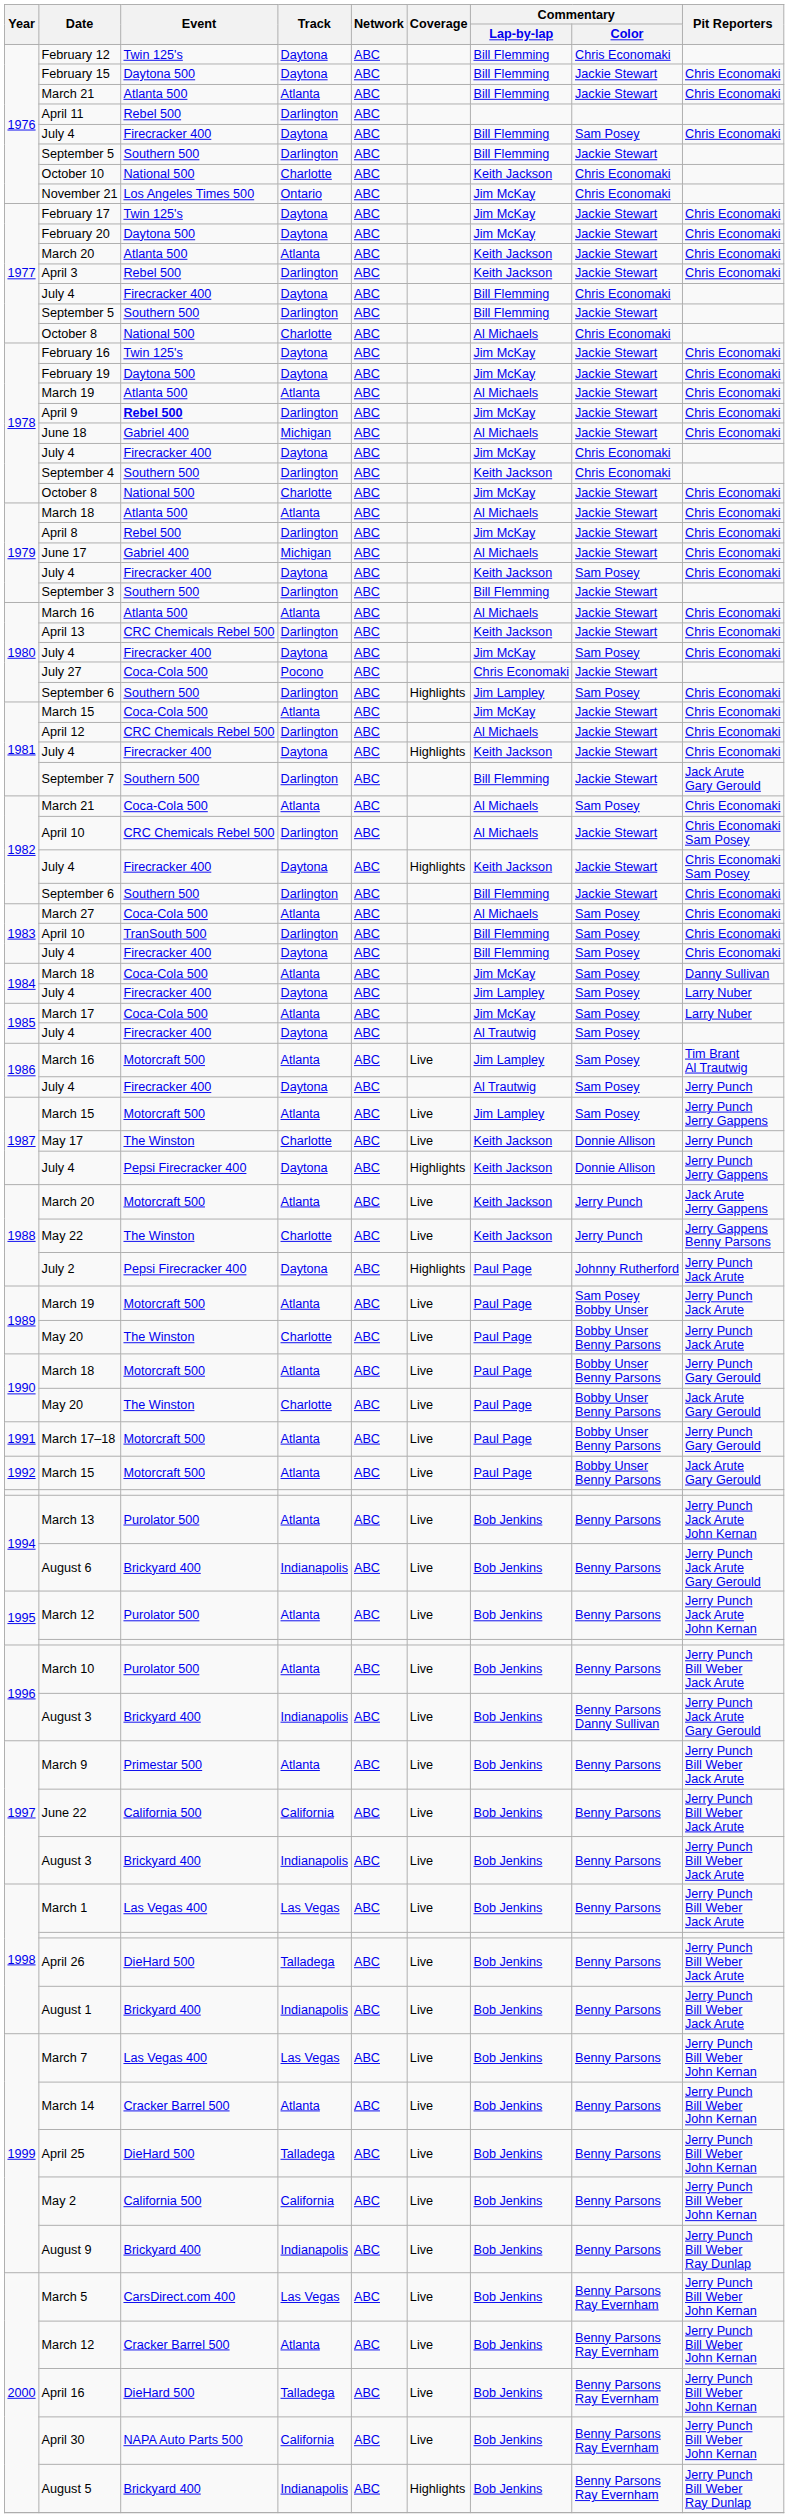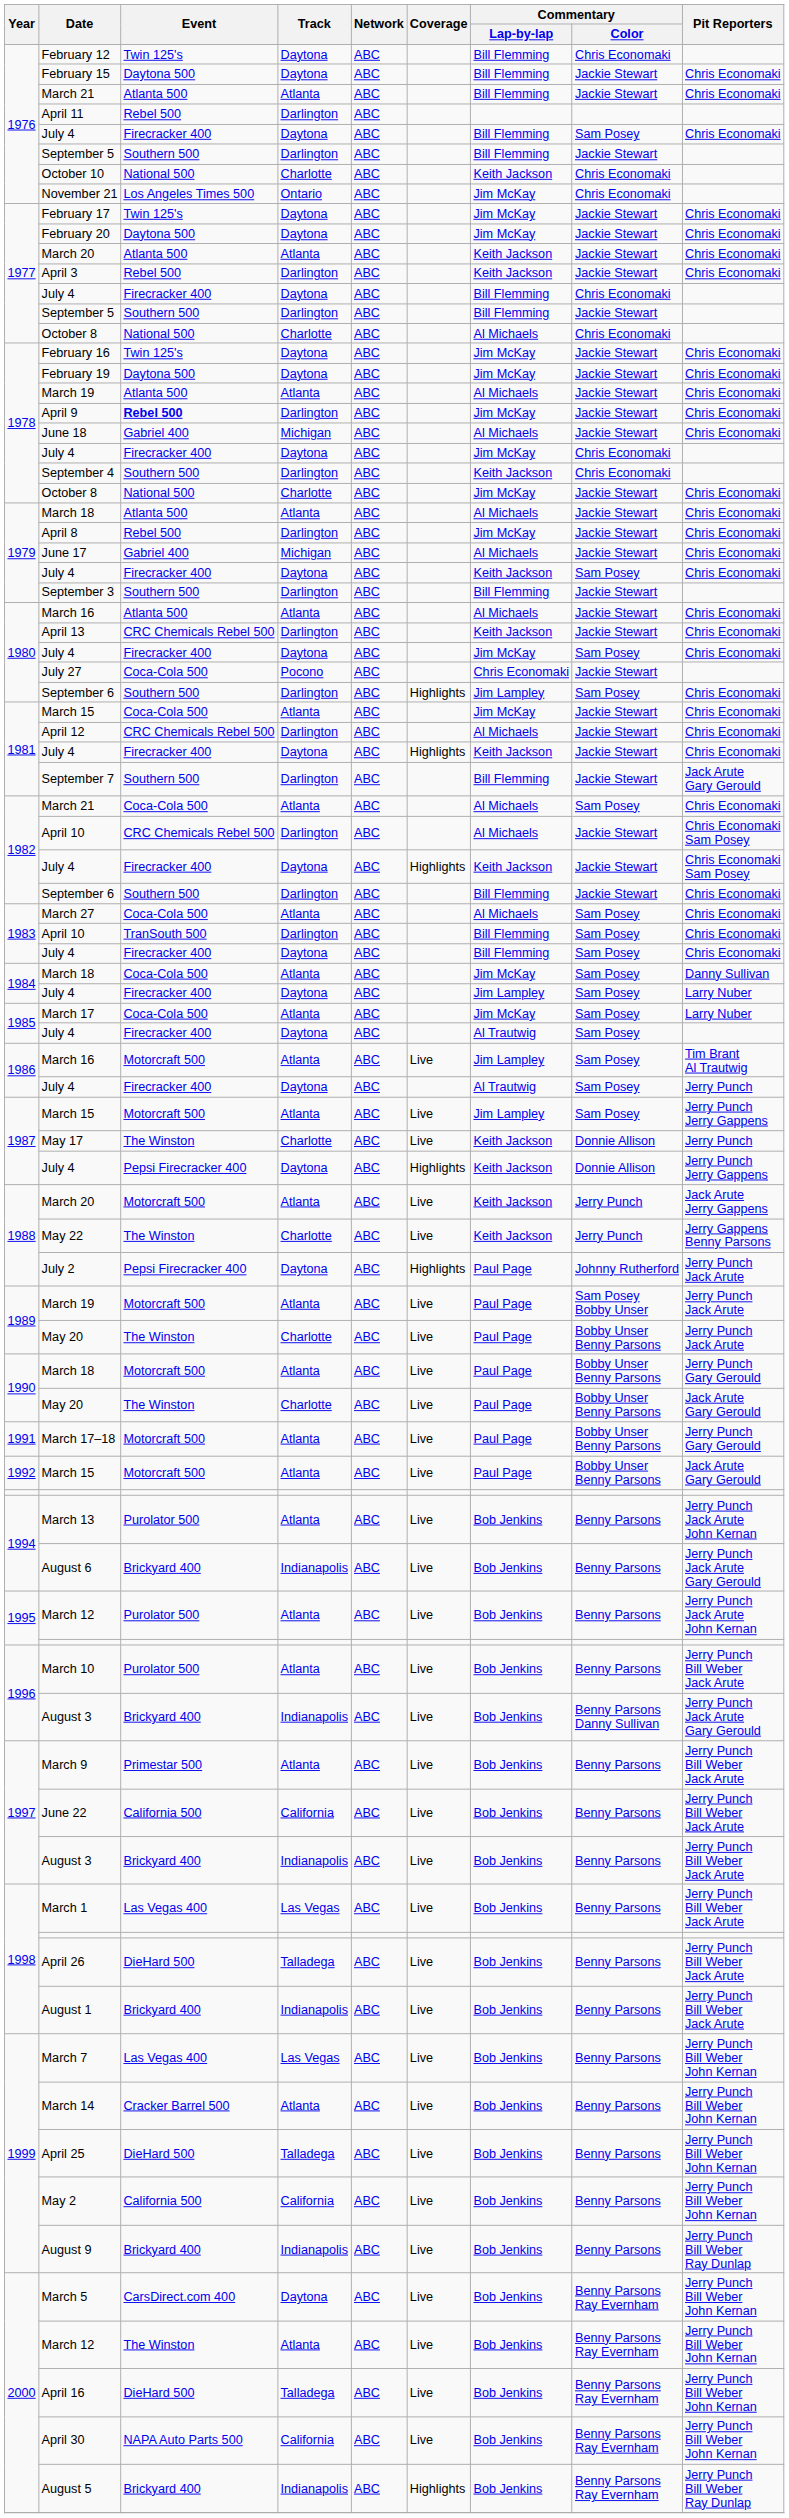(310, 2297) Las Vegas -> (304, 2297) Daytona
(177, 2344) Cracker Barrel 500 -> (159, 2344) The Winston
